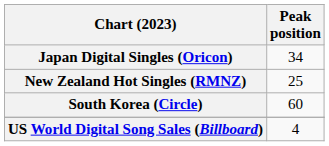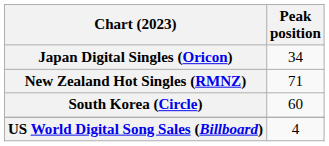(295, 81) 25 -> (295, 81) 71
